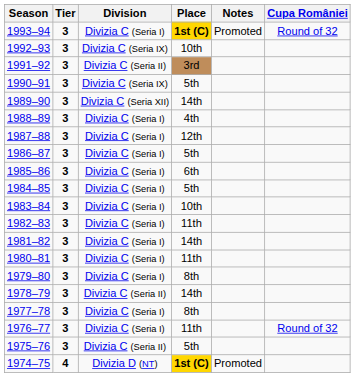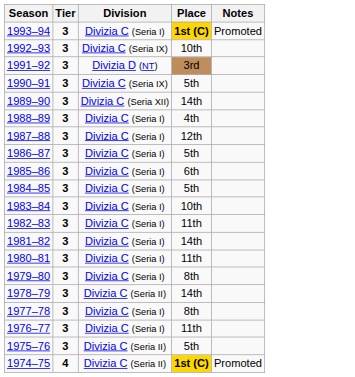- column: (308, 14)
(125, 66) Divizia C (Seria II) -> (125, 66) Divizia D (NT)
(125, 364) Divizia D (NT) -> (125, 364) Divizia C (Seria II)
